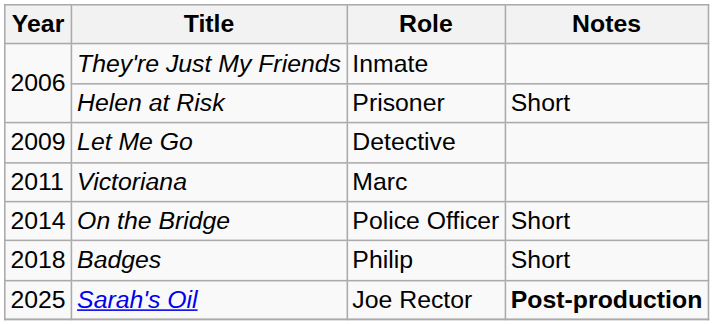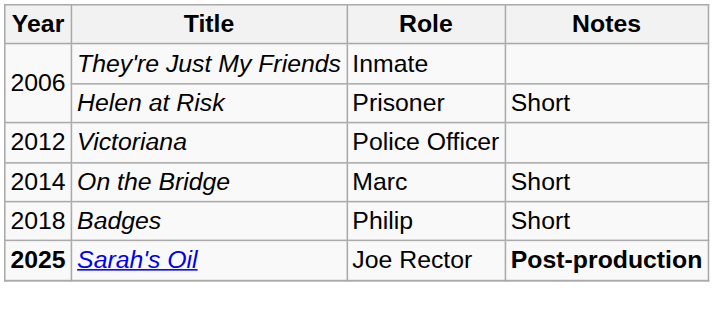- row: (135, 142)
(37, 181) 2011 -> (38, 142) 2012
(380, 181) Marc -> (426, 142) Police Officer
(426, 220) Police Officer -> (380, 181) Marc
(38, 299) normal -> (38, 260) bold
